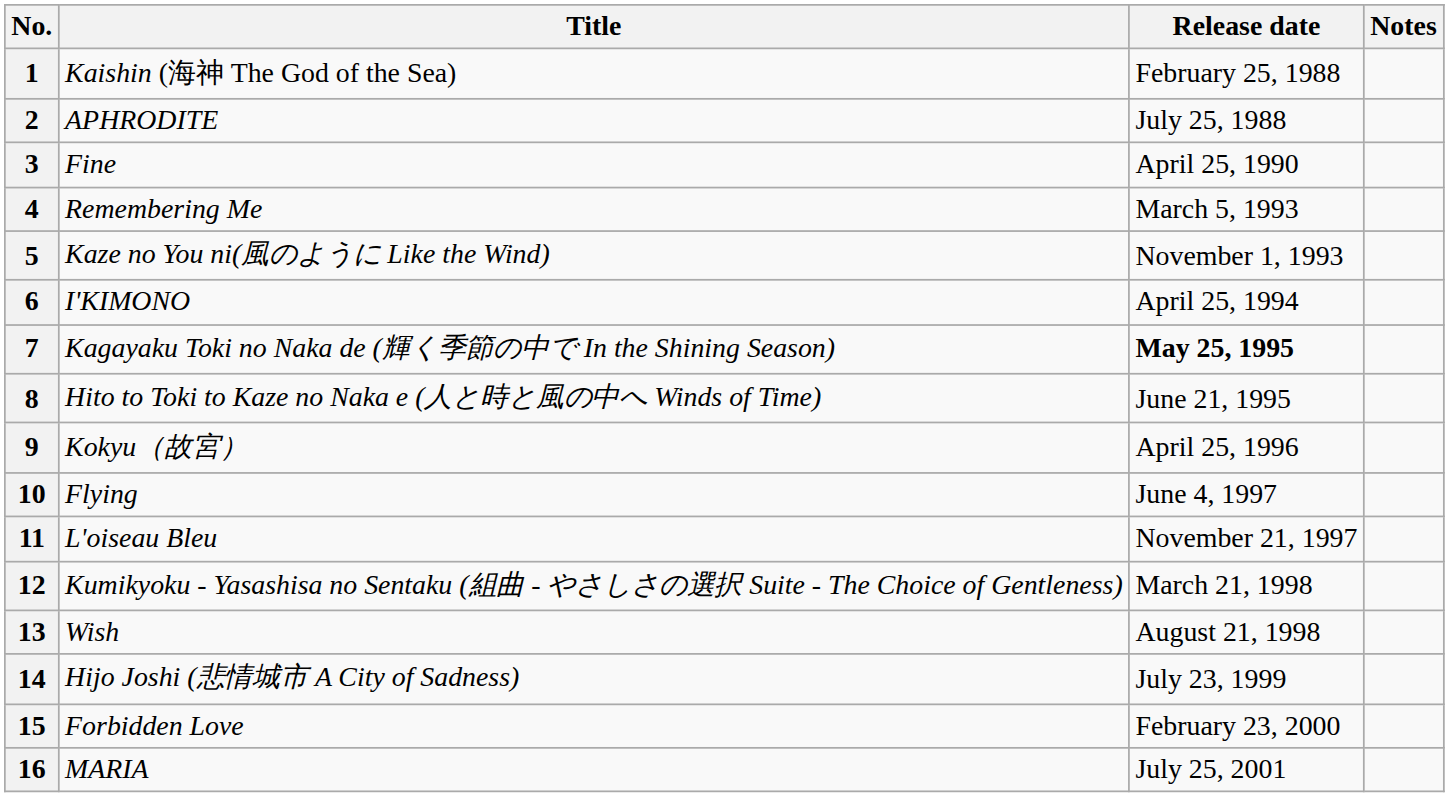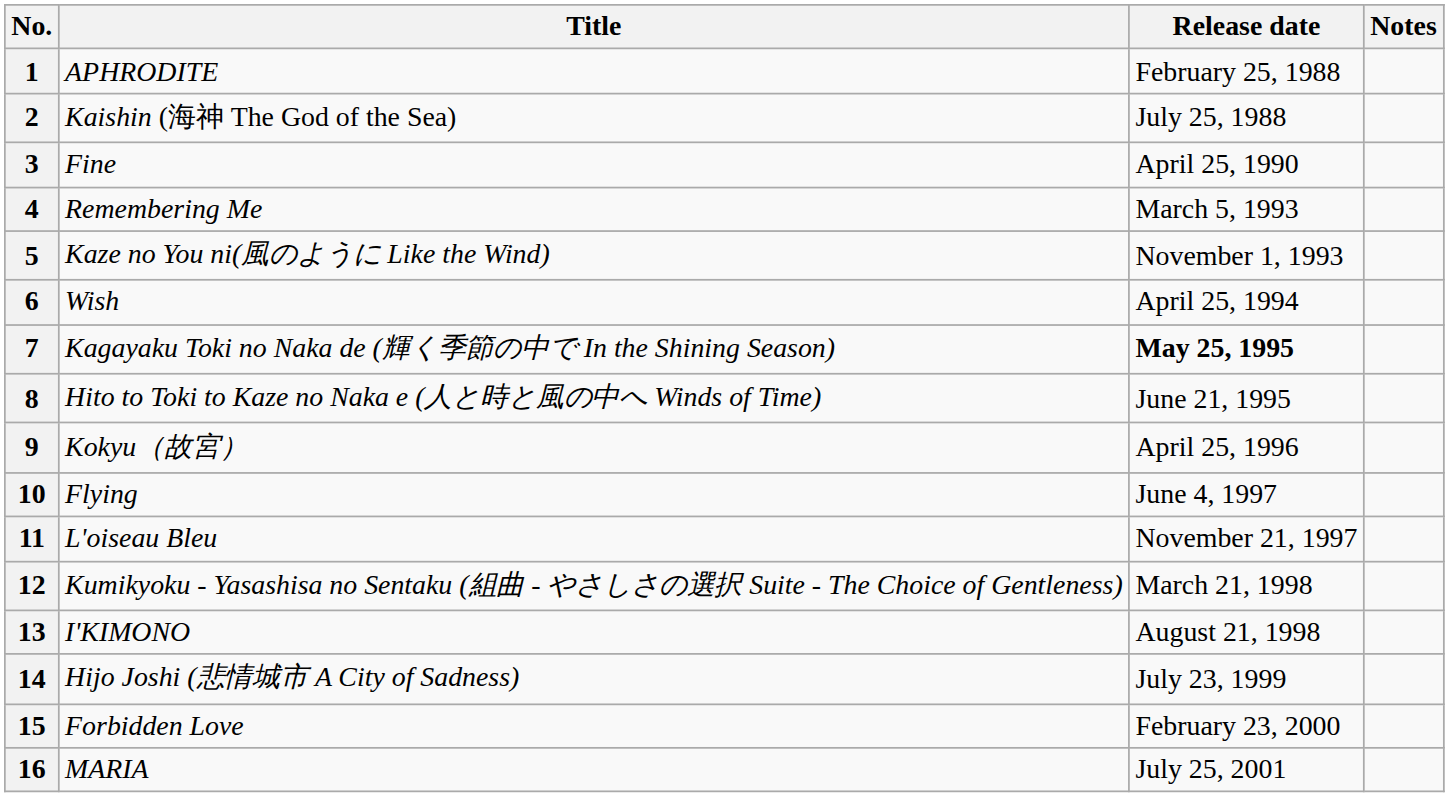(261, 72) Kaishin (海神 The God of the Sea) -> (142, 70) APHRODITE
(142, 120) APHRODITE -> (261, 116) Kaishin (海神 The God of the Sea)
(128, 301) I'KIMONO -> (92, 301) Wish
(92, 631) Wish -> (128, 631) I'KIMONO
